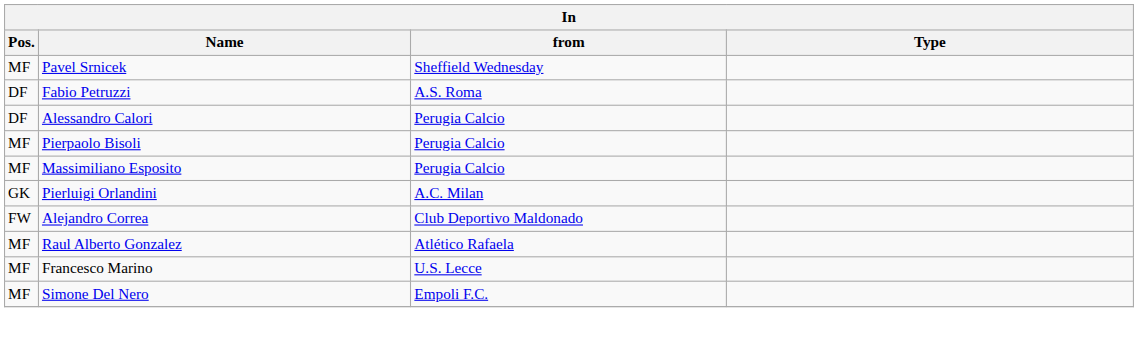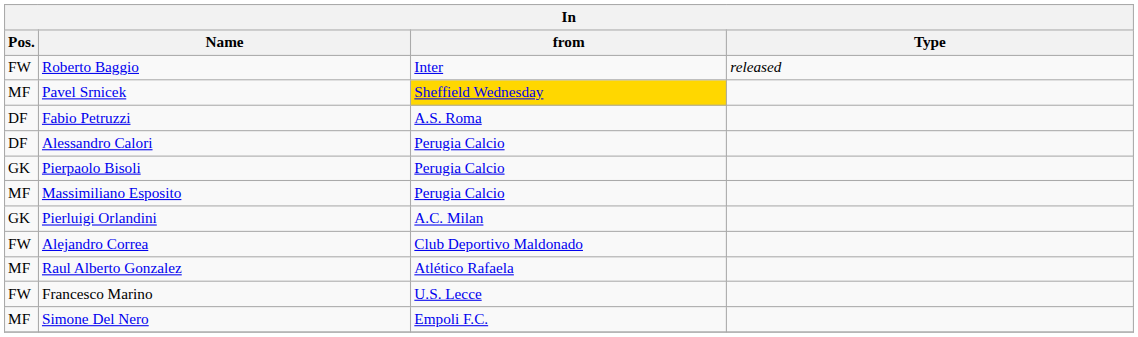+ row: (90, 67)
(479, 67) no background -> (479, 93) gold background
(19, 143) MF -> (19, 168) GK
(19, 269) MF -> (20, 294) FW
